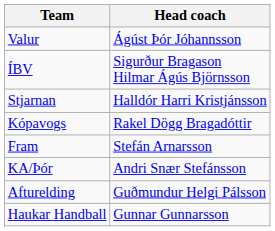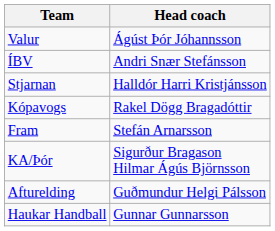(182, 69) Sigurður Bragason Hilmar Ágús Björnsson -> (180, 61) Andri Snær Stefánsson
(180, 169) Andri Snær Stefánsson -> (182, 161) Sigurður Bragason Hilmar Ágús Björnsson
